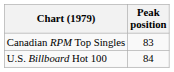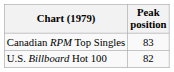(148, 59) 84 -> (148, 59) 82
